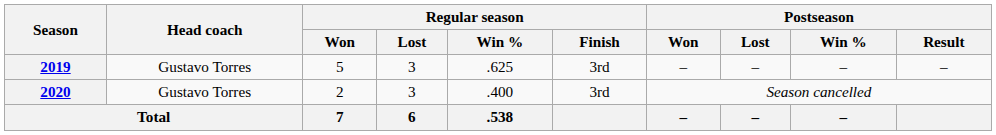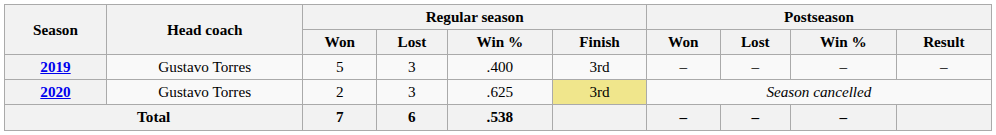(500, 67) .625 -> (500, 67) .400
(500, 92) .400 -> (500, 92) .625
(600, 92) no background -> (600, 92) khaki background
